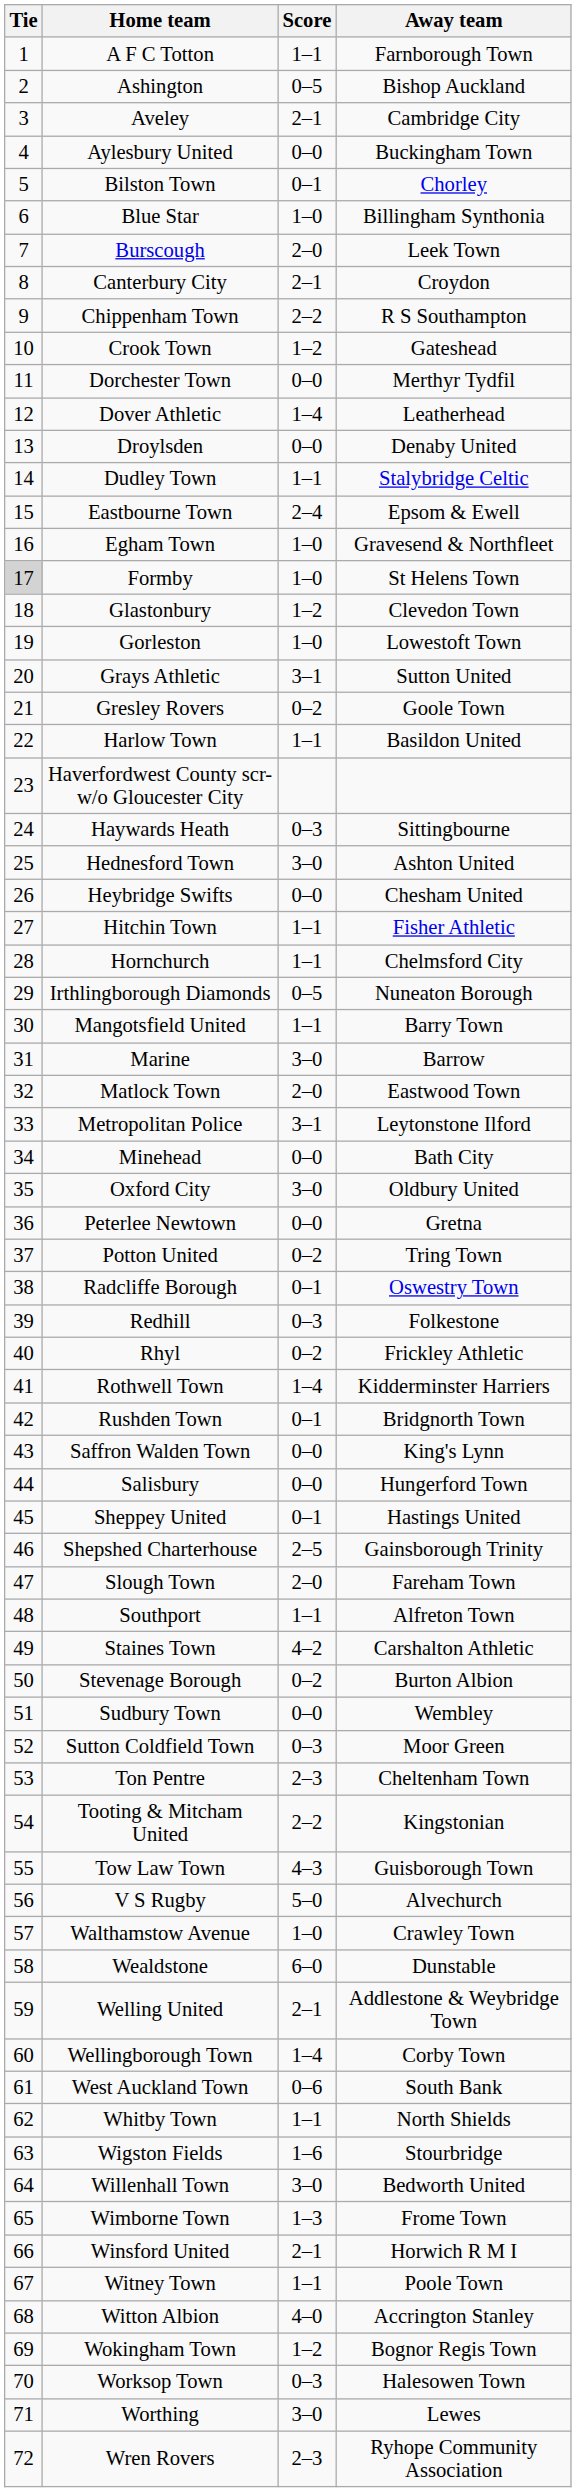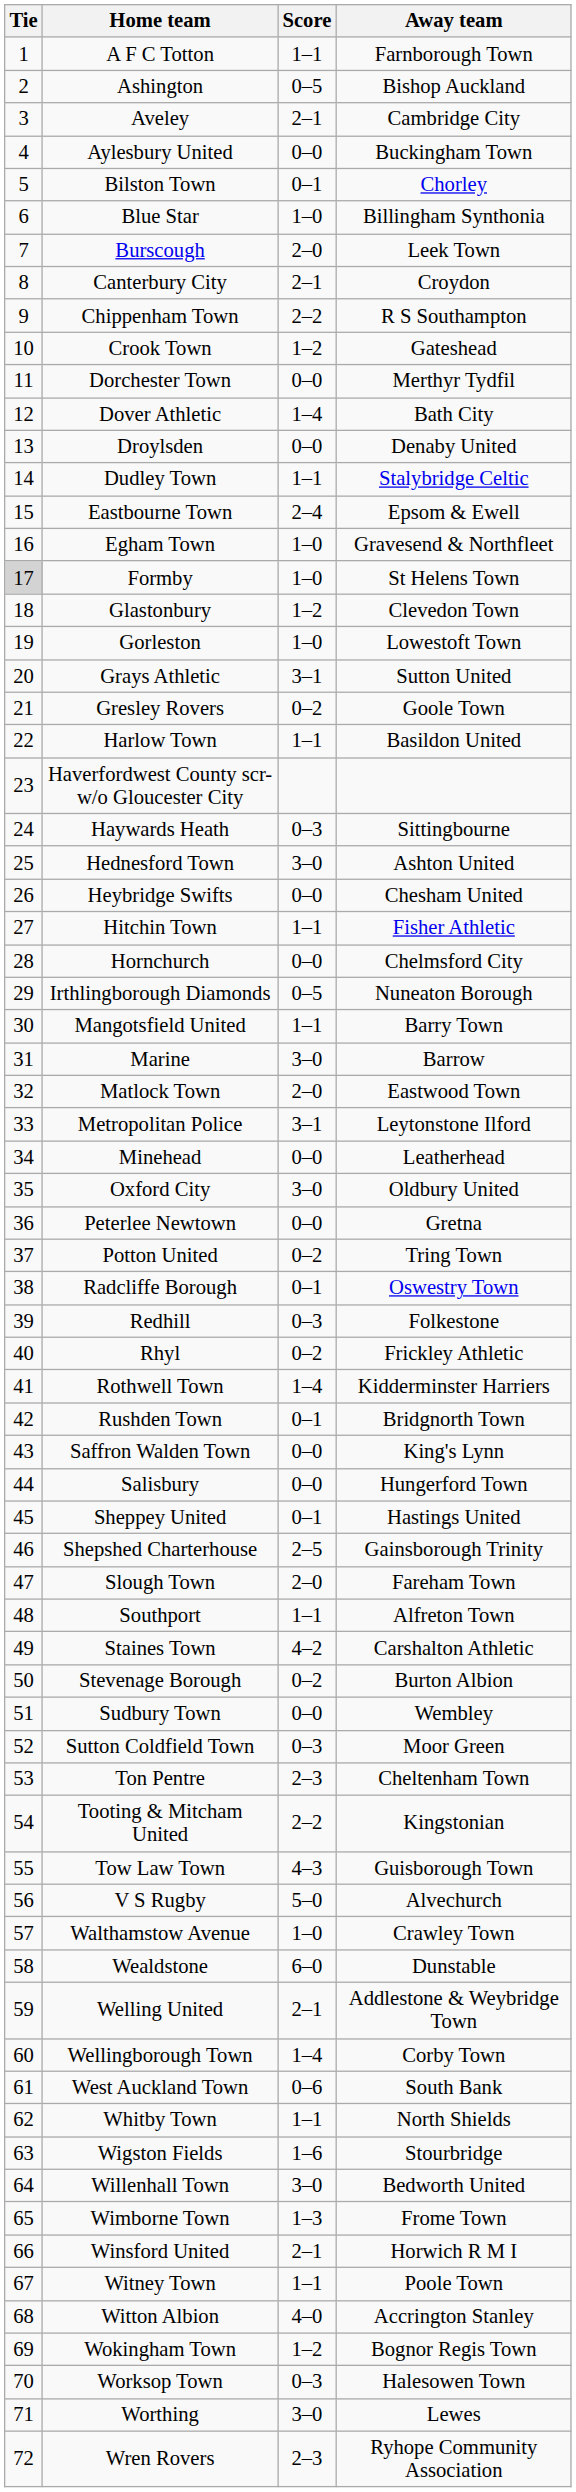(454, 413) Leatherhead -> (454, 413) Bath City
(307, 960) 1–1 -> (307, 960) 0–0
(454, 1157) Bath City -> (454, 1157) Leatherhead
